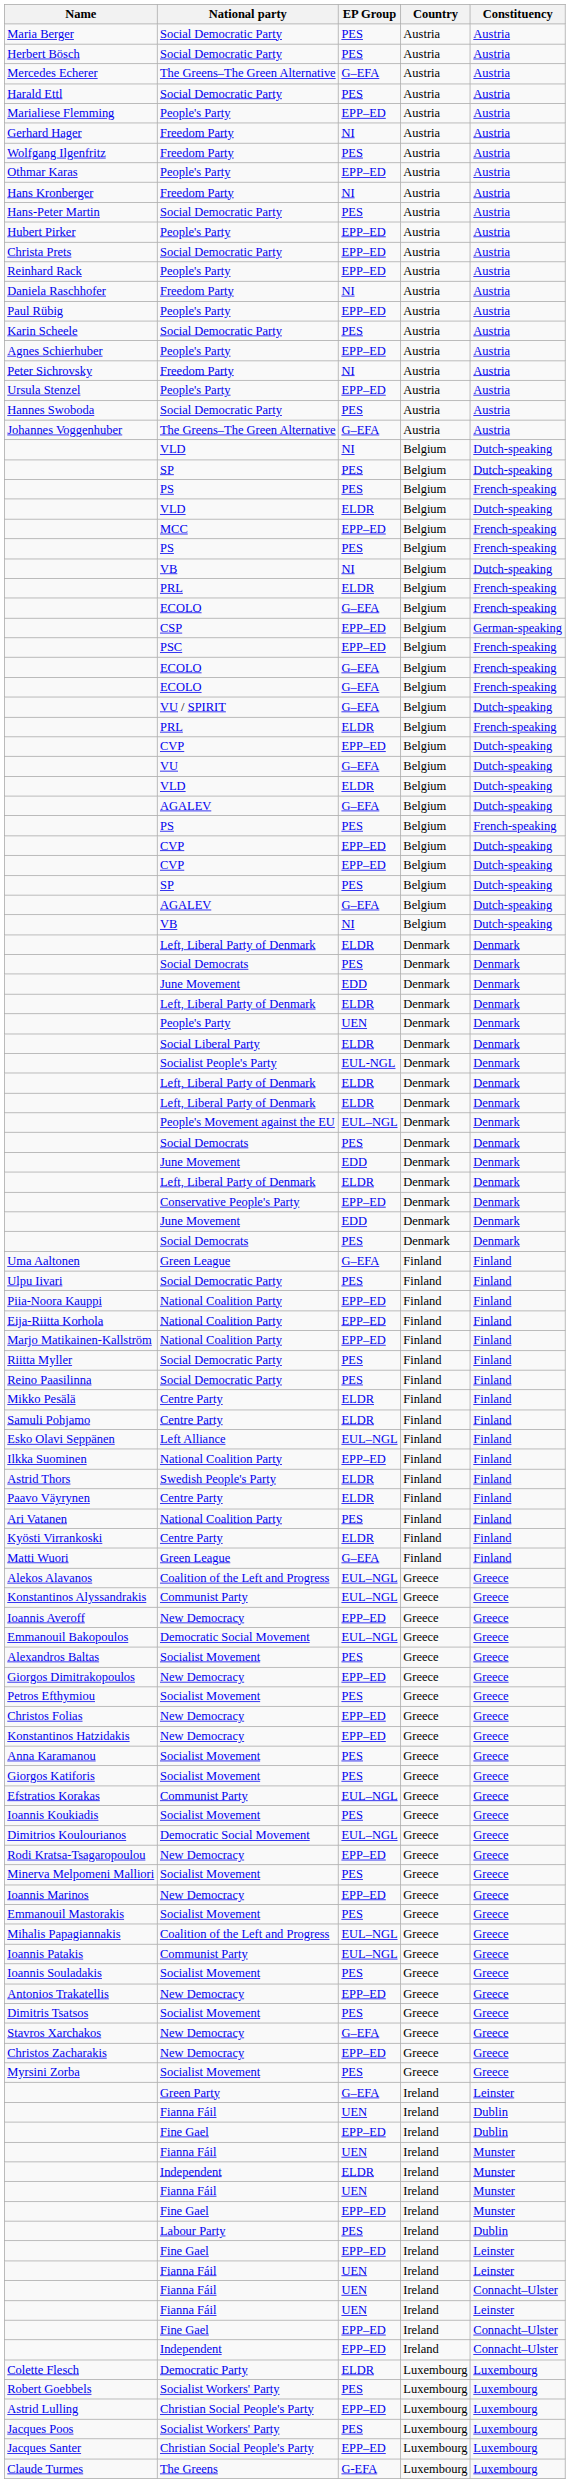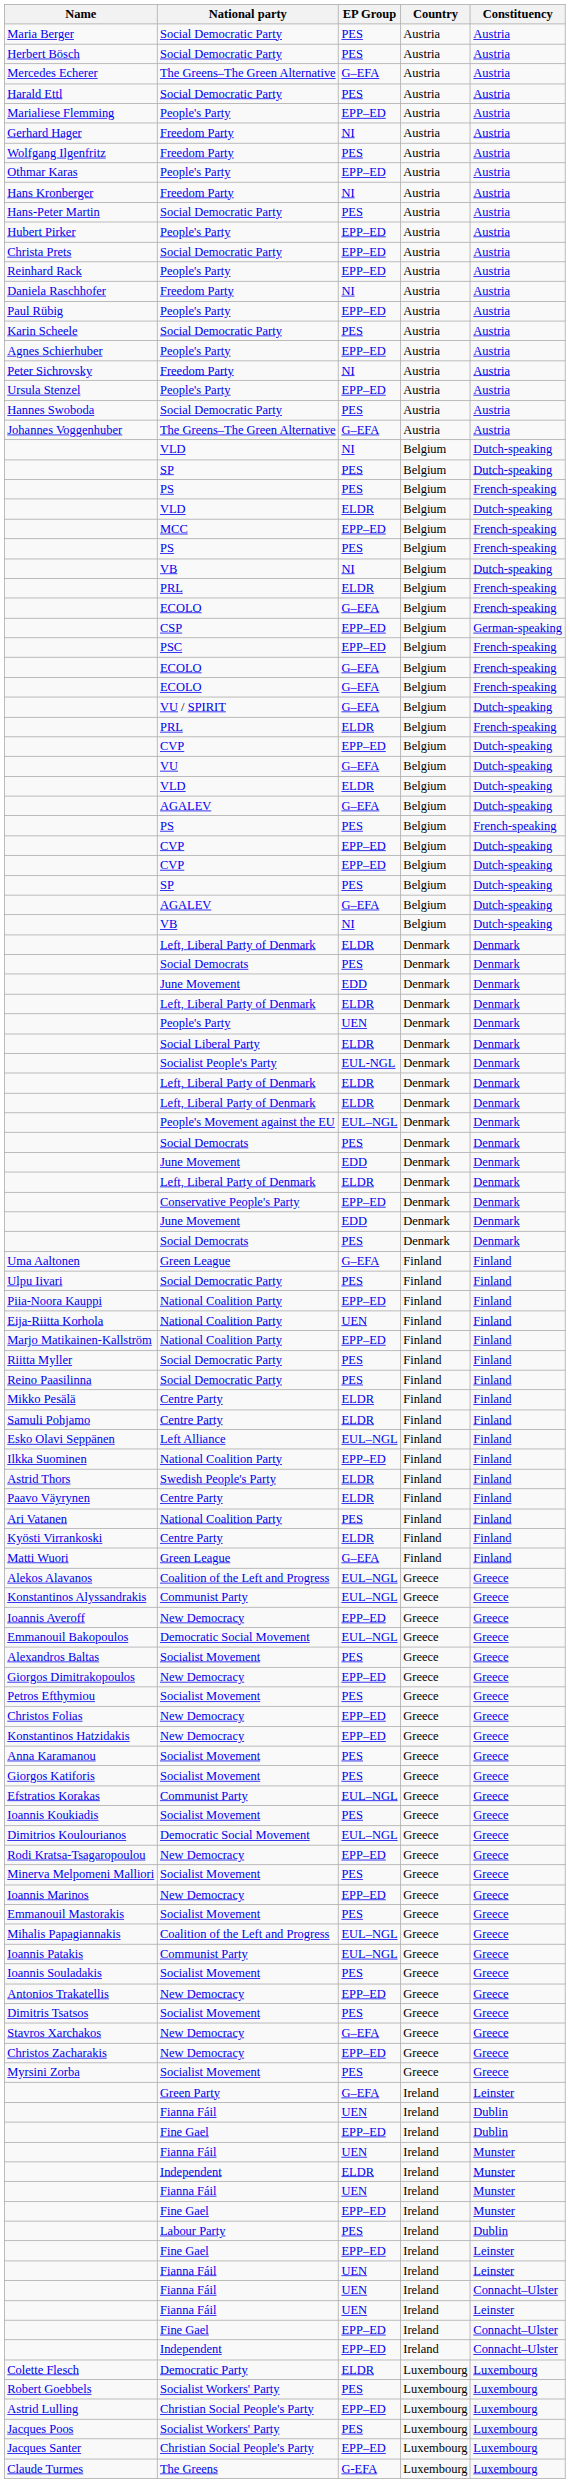(364, 1320) EPP–ED -> (354, 1320) UEN
